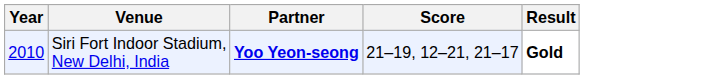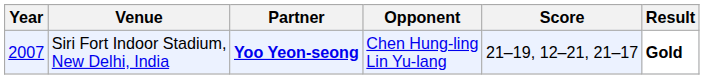+ column: (422, 18)
(26, 52) 2010 -> (26, 52) 2007
